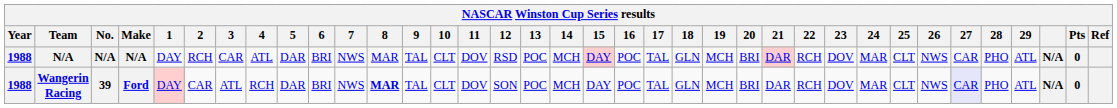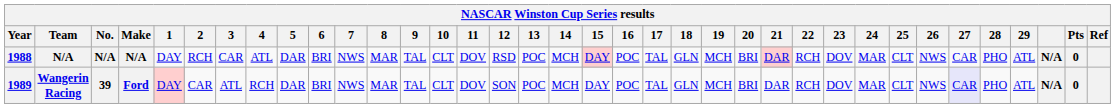(20, 85) 1988 -> (20, 85) 1989
(385, 85) bold -> (384, 85) normal
